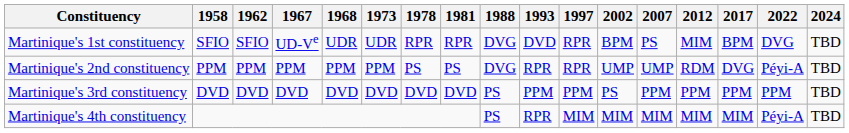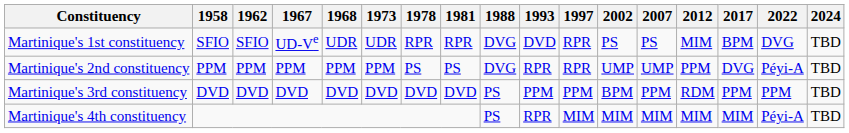(617, 42) BPM -> (610, 42) PS
(698, 68) RDM -> (696, 68) PPM
(610, 92) PS -> (617, 92) BPM
(696, 92) PPM -> (698, 92) RDM
